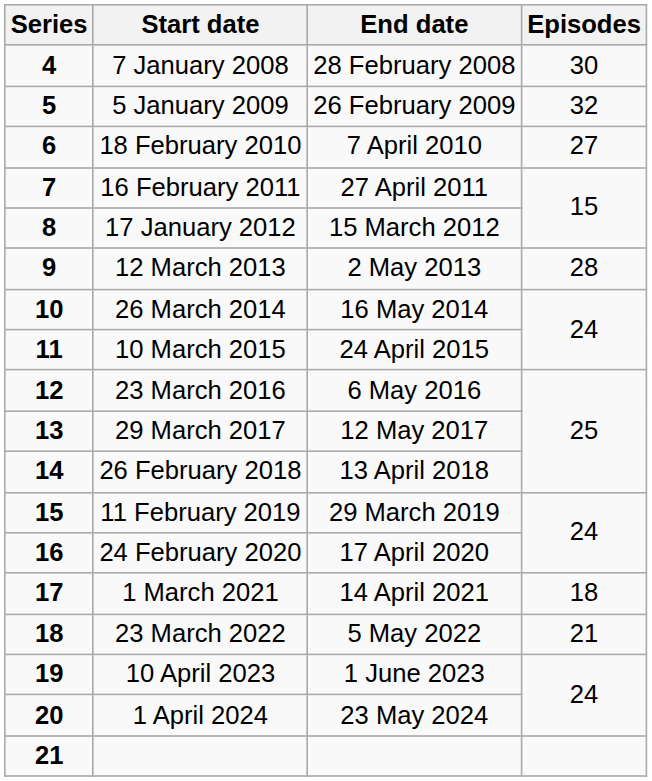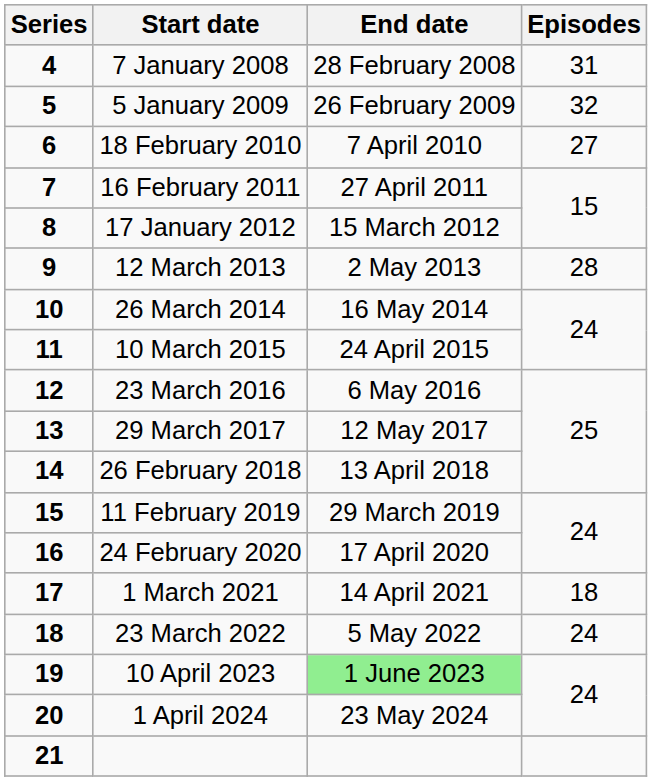(584, 65) 30 -> (584, 65) 31
(584, 633) 21 -> (584, 633) 24
(414, 674) no background -> (414, 674) lightgreen background
